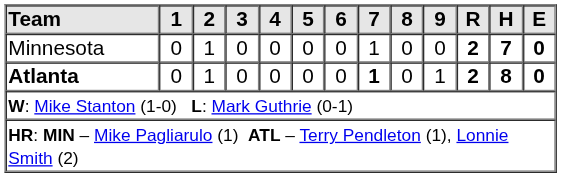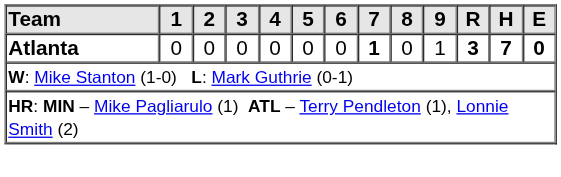- row: (56, 48)
(209, 76) 1 -> (209, 48) 0
(473, 76) 2 -> (473, 48) 3
(506, 76) 8 -> (506, 48) 7
